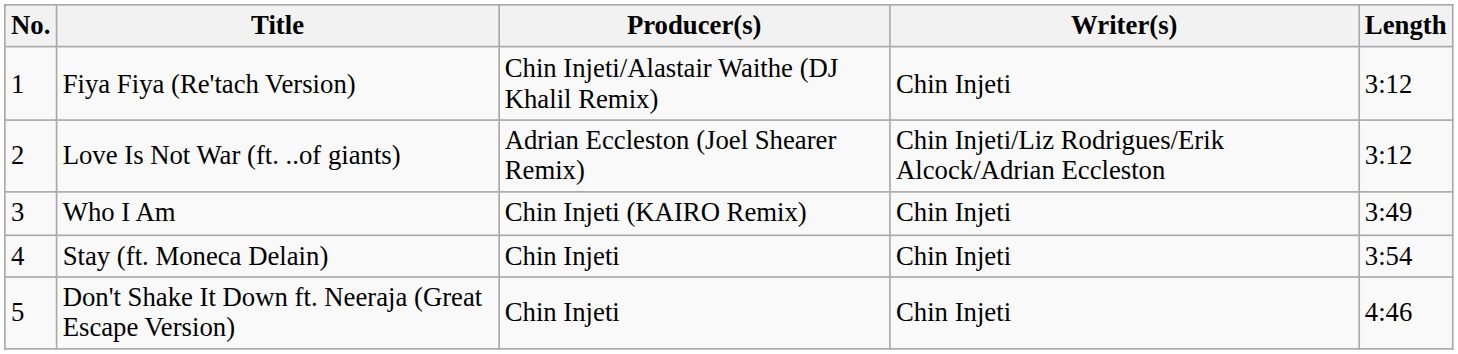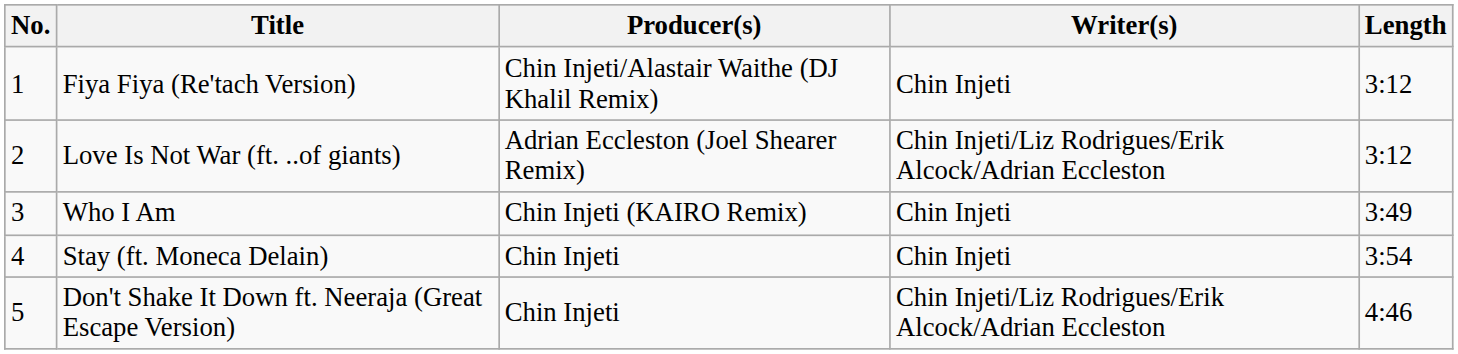(954, 312) Chin Injeti -> (1060, 312) Chin Injeti/Liz Rodrigues/Erik Alcock/Adrian Eccleston
